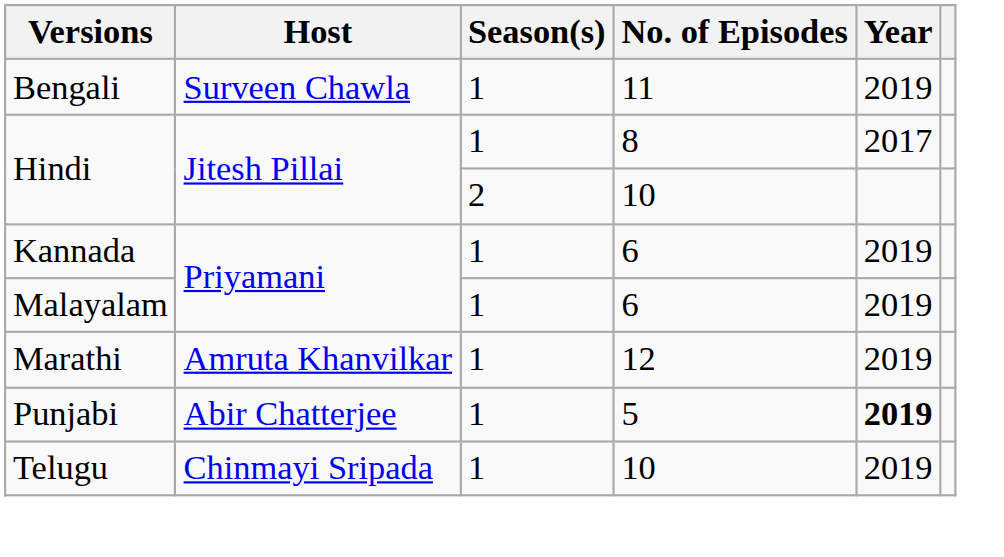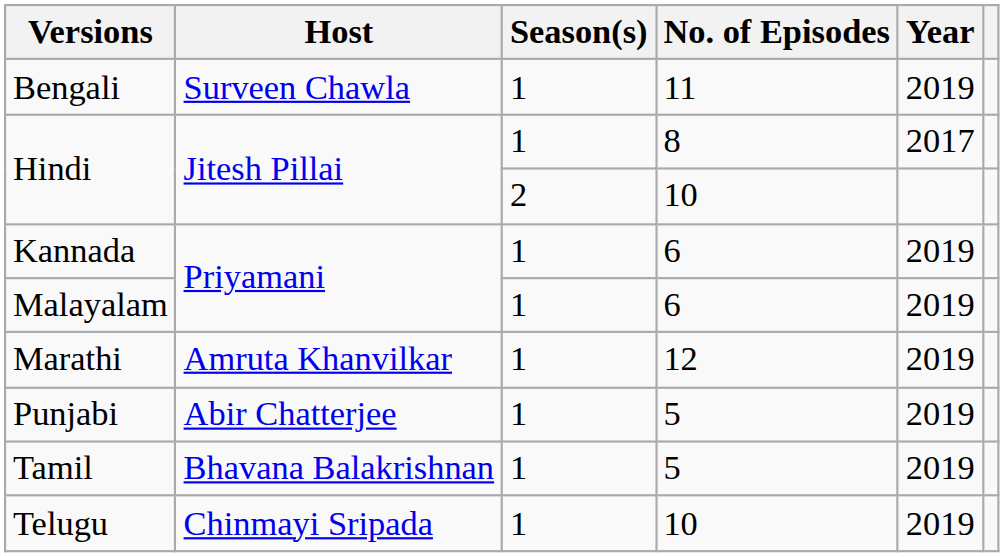(898, 413) bold -> (940, 413) normal
+ row: (53, 468)
